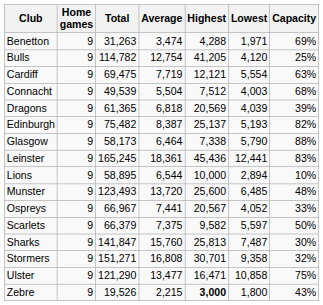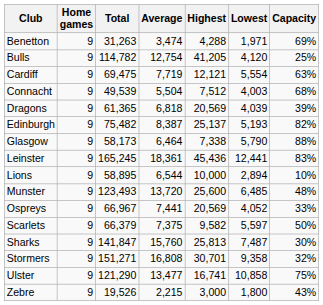(210, 208) 20,567 -> (210, 208) 20,569
(210, 275) 16,471 -> (210, 275) 16,741
(213, 292) bold -> (213, 292) normal
